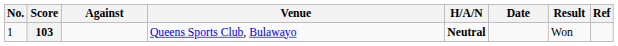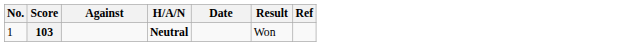- column: (296, 13)
